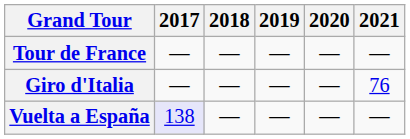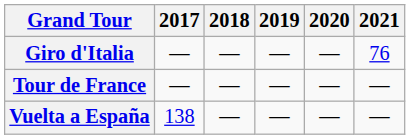rows swapped: (80, 85) <-> (80, 52)
(179, 117) lavender background -> (179, 117) no background
